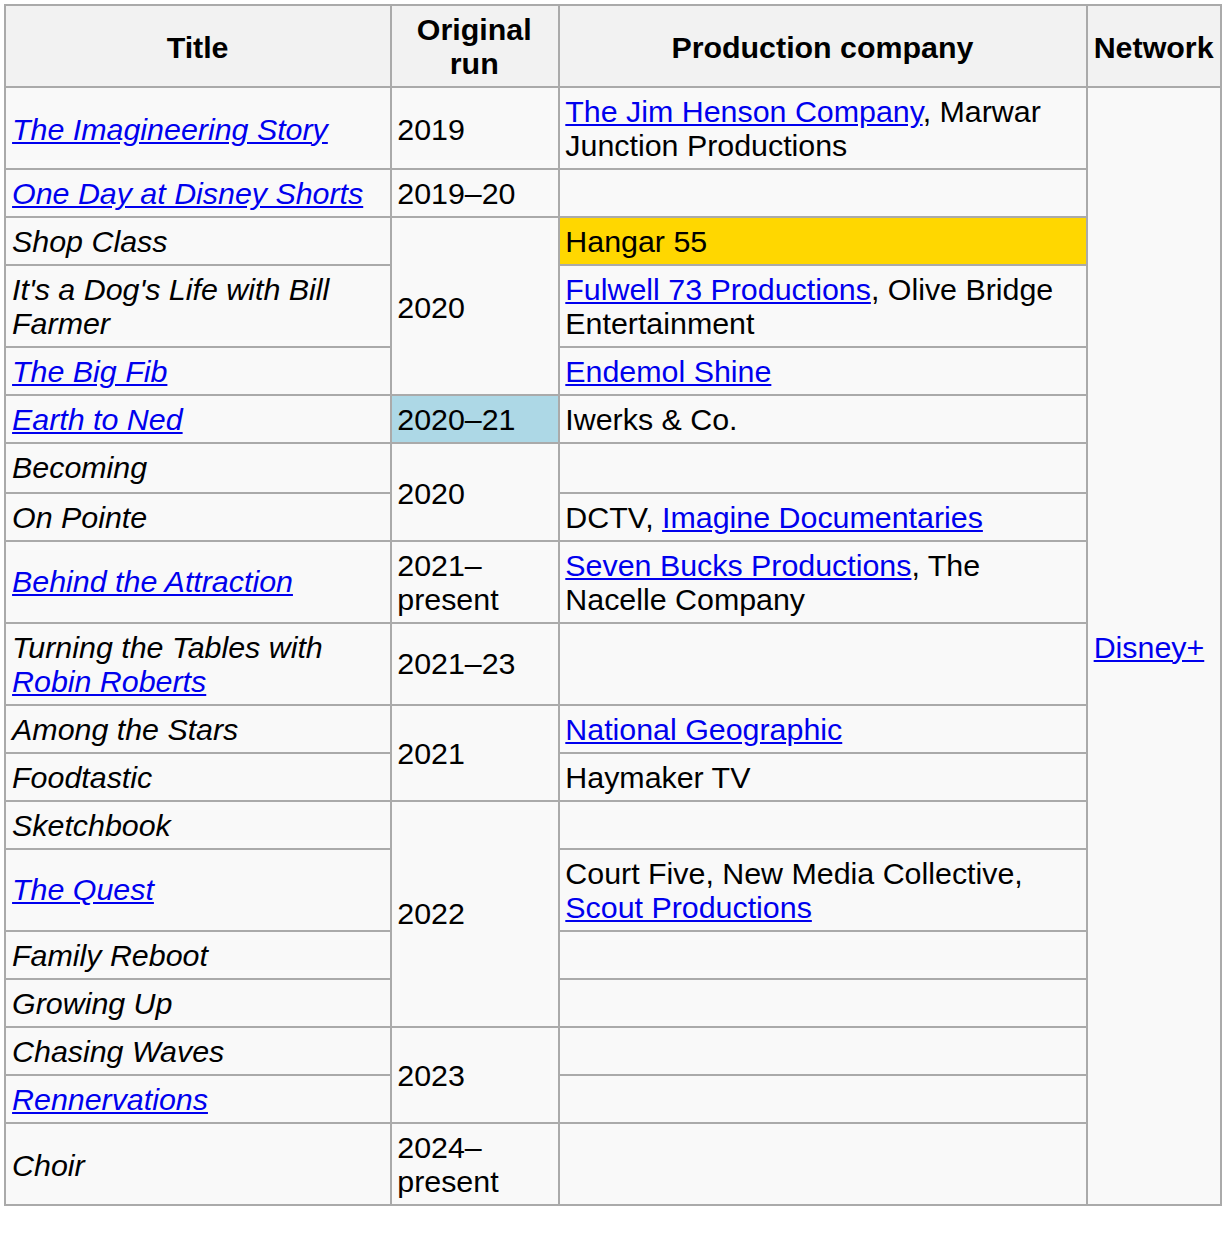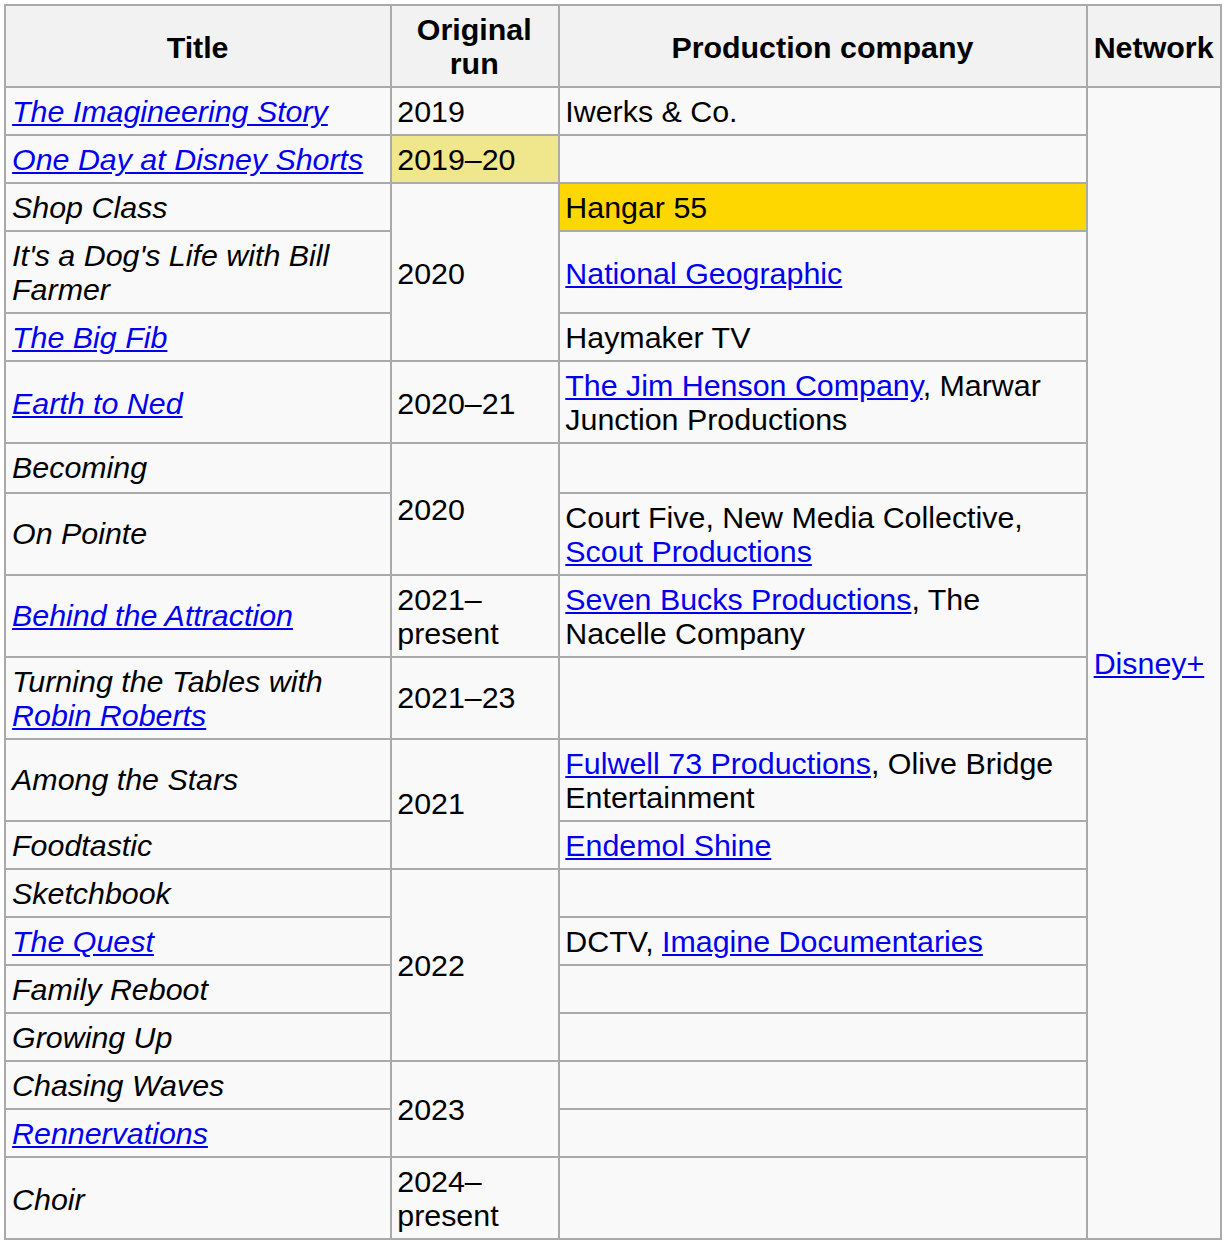(803, 128) The Jim Henson Company, Marwar Junction Productions -> (651, 111) Iwerks & Co.
(456, 194) no background -> (456, 160) khaki background
(809, 307) Fulwell 73 Productions, Olive Bridge Entertainment -> (704, 273) National Geographic
(668, 372) Endemol Shine -> (658, 338) Haymaker TV
(456, 420) lightblue background -> (456, 403) no background
(651, 420) Iwerks & Co. -> (803, 403) The Jim Henson Company, Marwar Junction Productions
(774, 516) DCTV, Imagine Documentaries -> (794, 533) Court Five, New Media Collective, Scout Productions
(704, 729) National Geographic -> (809, 780) Fulwell 73 Productions, Olive Bridge Entertainment
(658, 777) Haymaker TV -> (668, 845) Endemol Shine
(794, 890) Court Five, New Media Collective, Scout Productions -> (774, 941) DCTV, Imagine Documentaries
